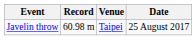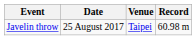columns swapped: (79, 12) <-> (159, 12)
